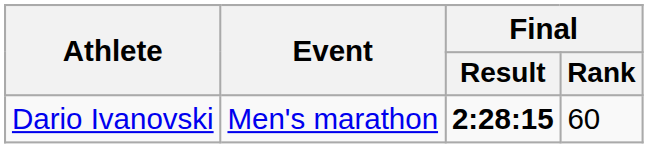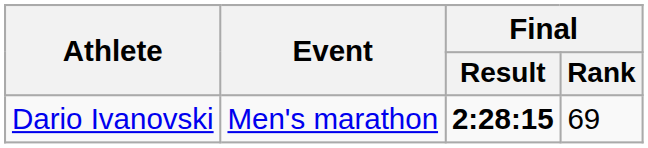(584, 119) 60 -> (584, 119) 69
